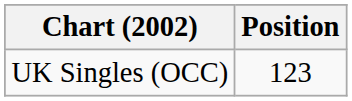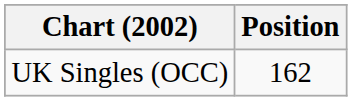(290, 72) 123 -> (290, 72) 162
